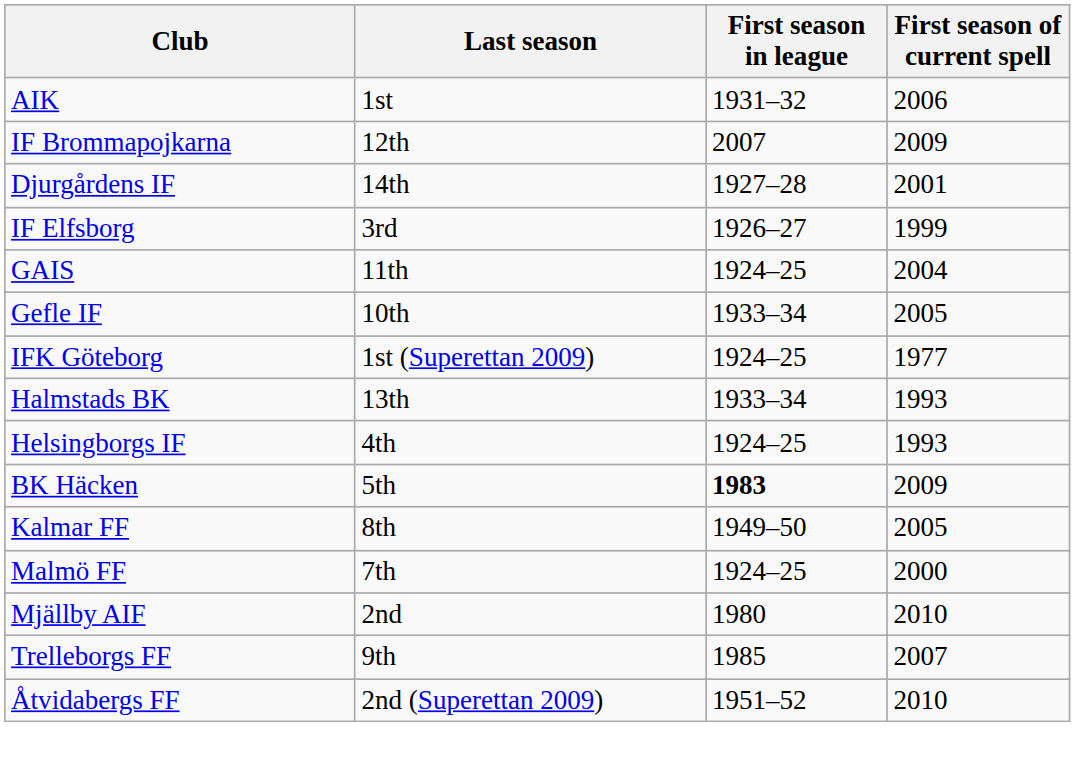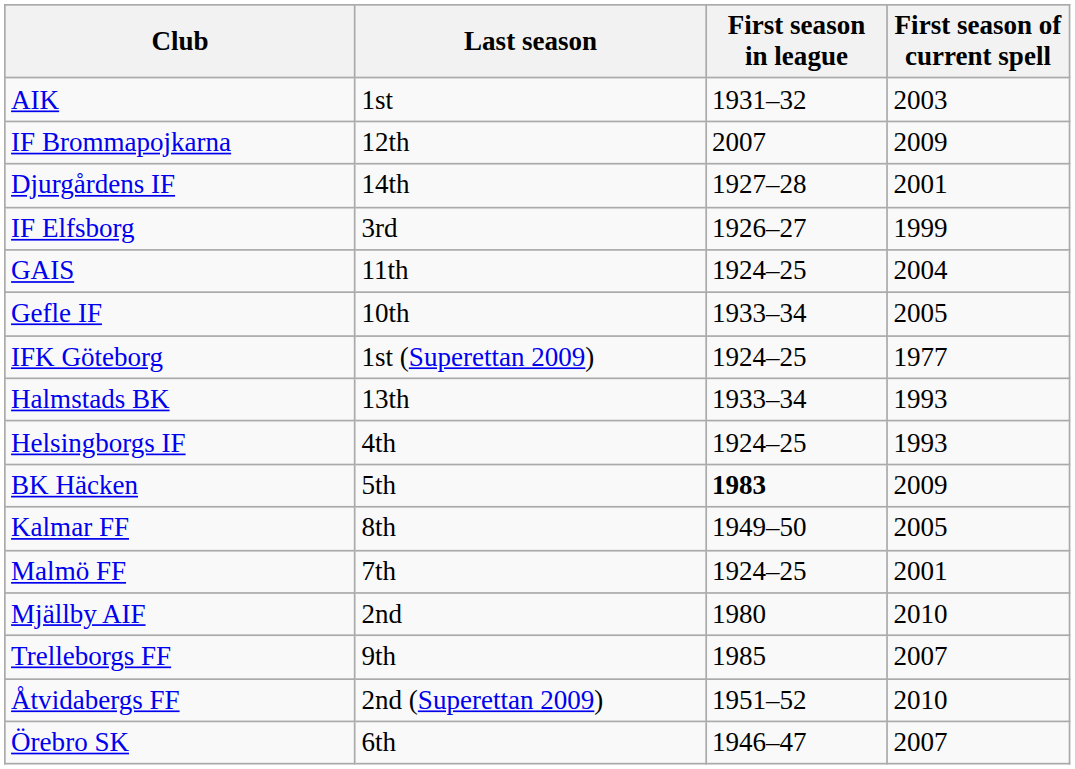(921, 99) 2006 -> (921, 99) 2003
(921, 570) 2000 -> (921, 570) 2001
+ row: (70, 742)
